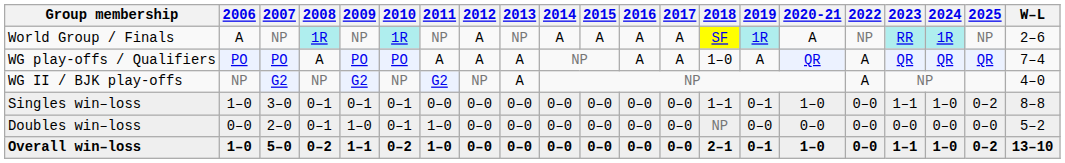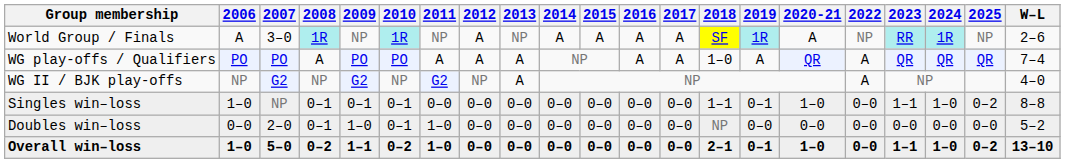(279, 38) NP -> (279, 38) 3–0
(279, 104) 3–0 -> (279, 104) NP
